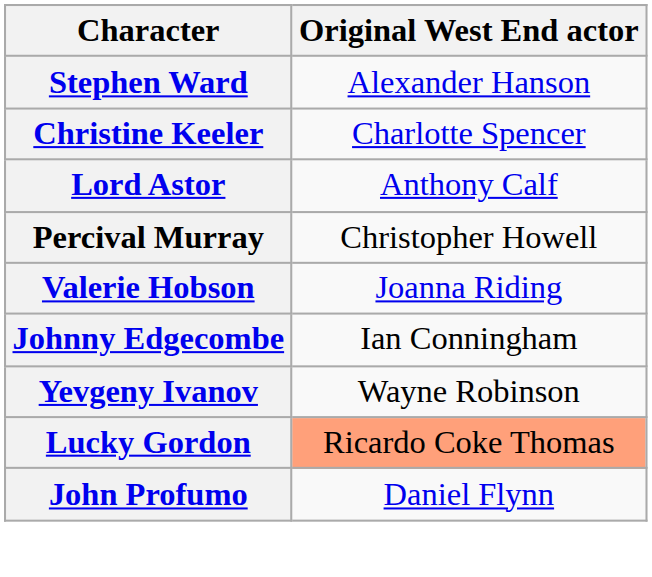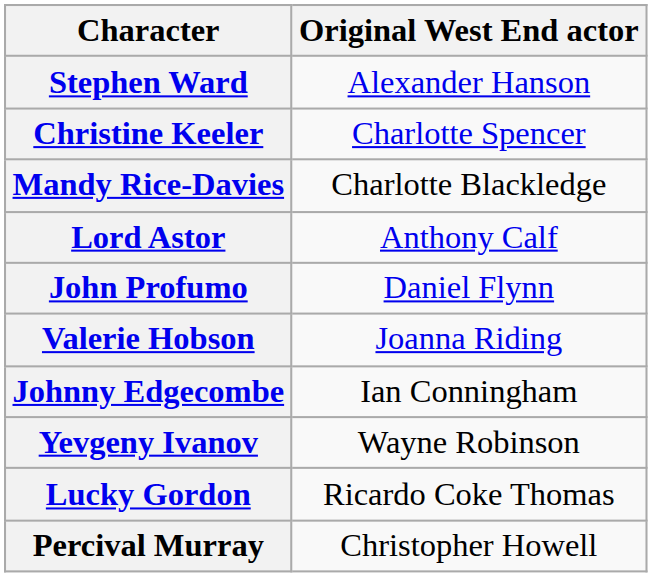+ row: (148, 184)
rows swapped: (148, 493) <-> (148, 236)
(469, 442) lightsalmon background -> (469, 493) no background
